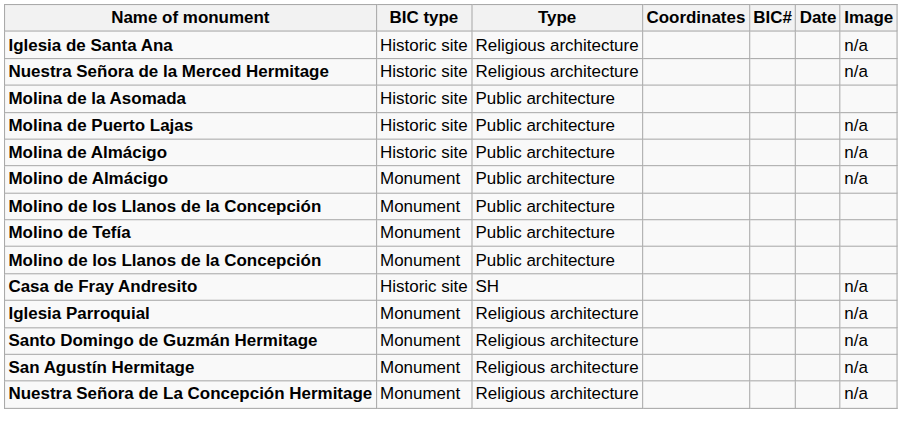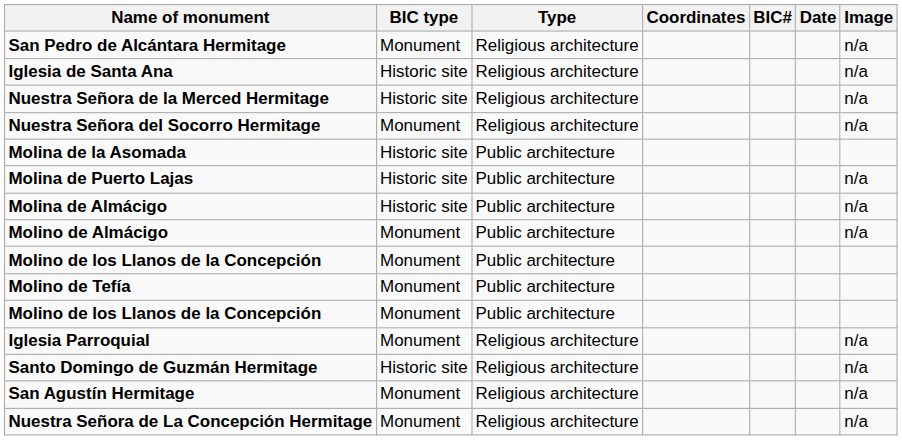+ row: (147, 44)
+ row: (164, 125)
- row: (103, 286)
(420, 340) Monument -> (424, 367) Historic site
